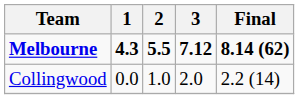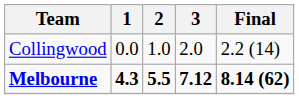rows swapped: (53, 49) <-> (58, 78)
